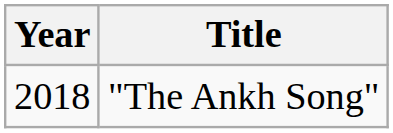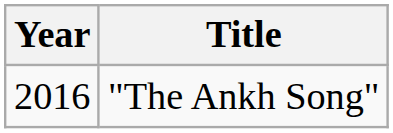(52, 95) 2018 -> (52, 95) 2016
